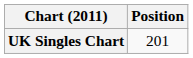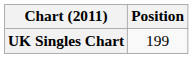(158, 41) 201 -> (158, 41) 199
